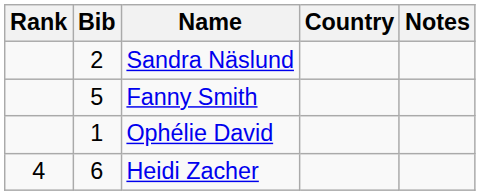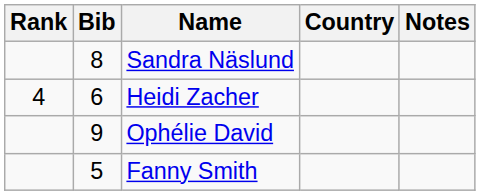(97, 60) 2 -> (97, 60) 8
rows swapped: (192, 97) <-> (193, 171)
(97, 134) 1 -> (97, 134) 9
